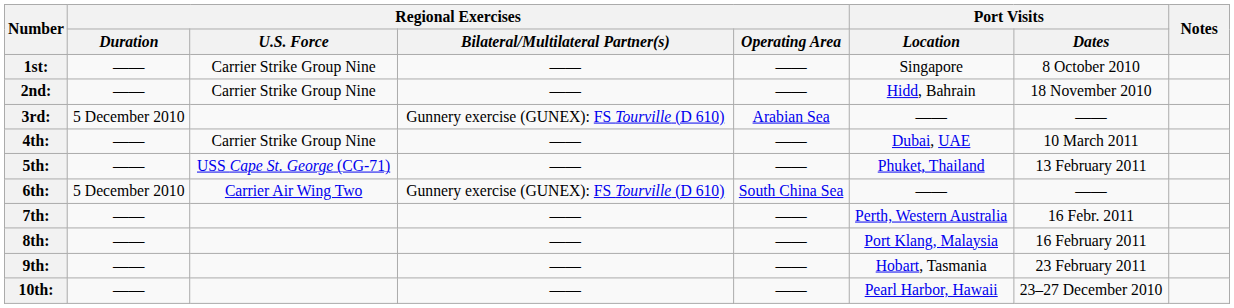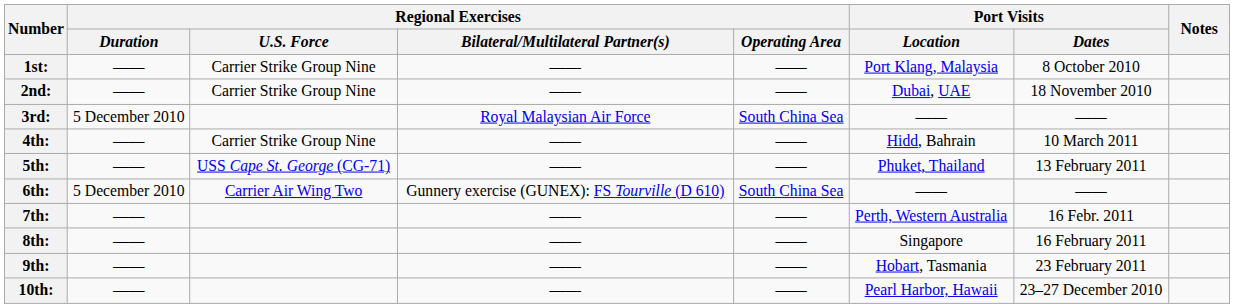(931, 66) Singapore -> (931, 66) Port Klang, Malaysia
(931, 91) Hidd, Bahrain -> (931, 91) Dubai, UAE
(565, 116) Gunnery exercise (GUNEX): FS Tourville (D 610) -> (565, 116) Royal Malaysian Air Force
(791, 116) Arabian Sea -> (791, 116) South China Sea
(931, 141) Dubai, UAE -> (931, 141) Hidd, Bahrain
(931, 240) Port Klang, Malaysia -> (931, 240) Singapore
